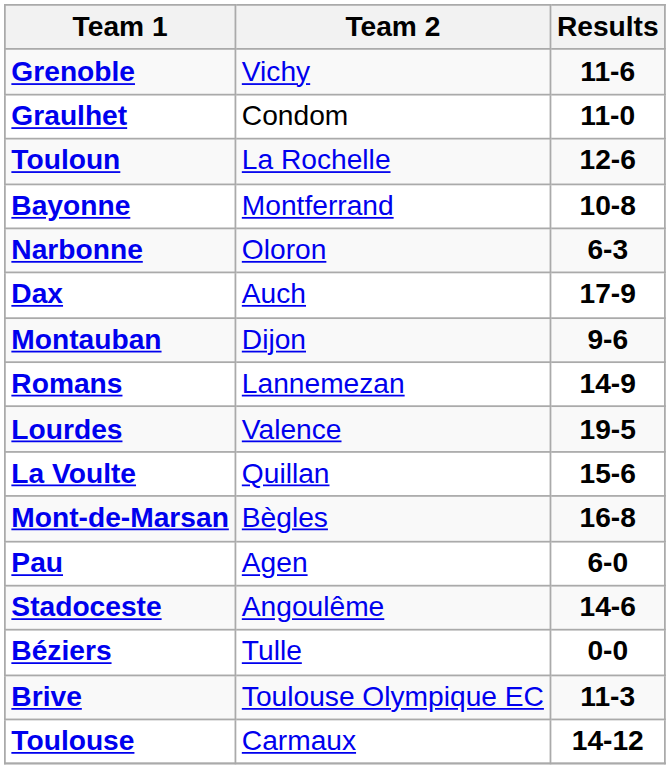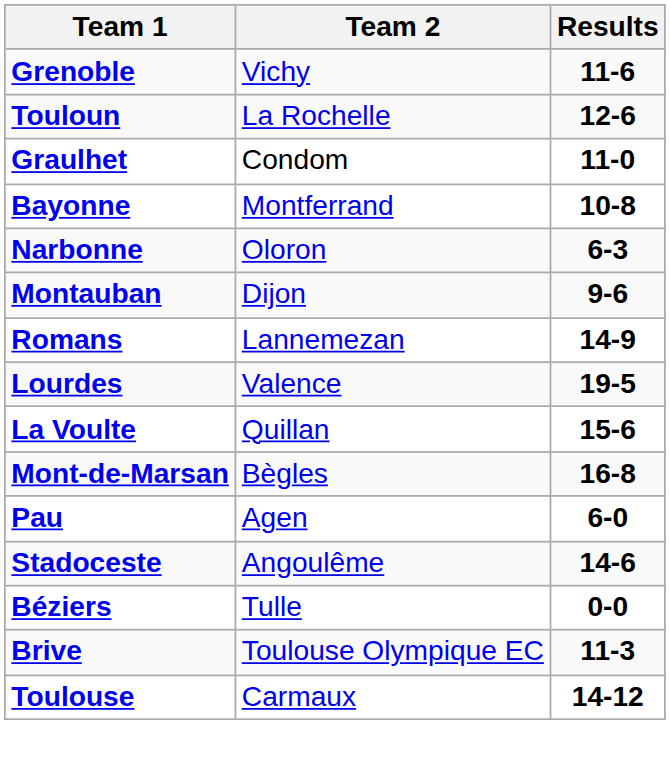rows swapped: (69, 116) <-> (66, 160)
- row: (37, 294)
